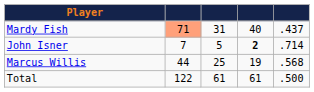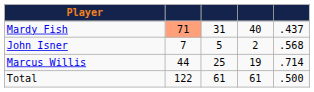(255, 46) bold -> (255, 46) normal
(291, 46) .714 -> (291, 46) .568
(291, 62) .568 -> (291, 62) .714
